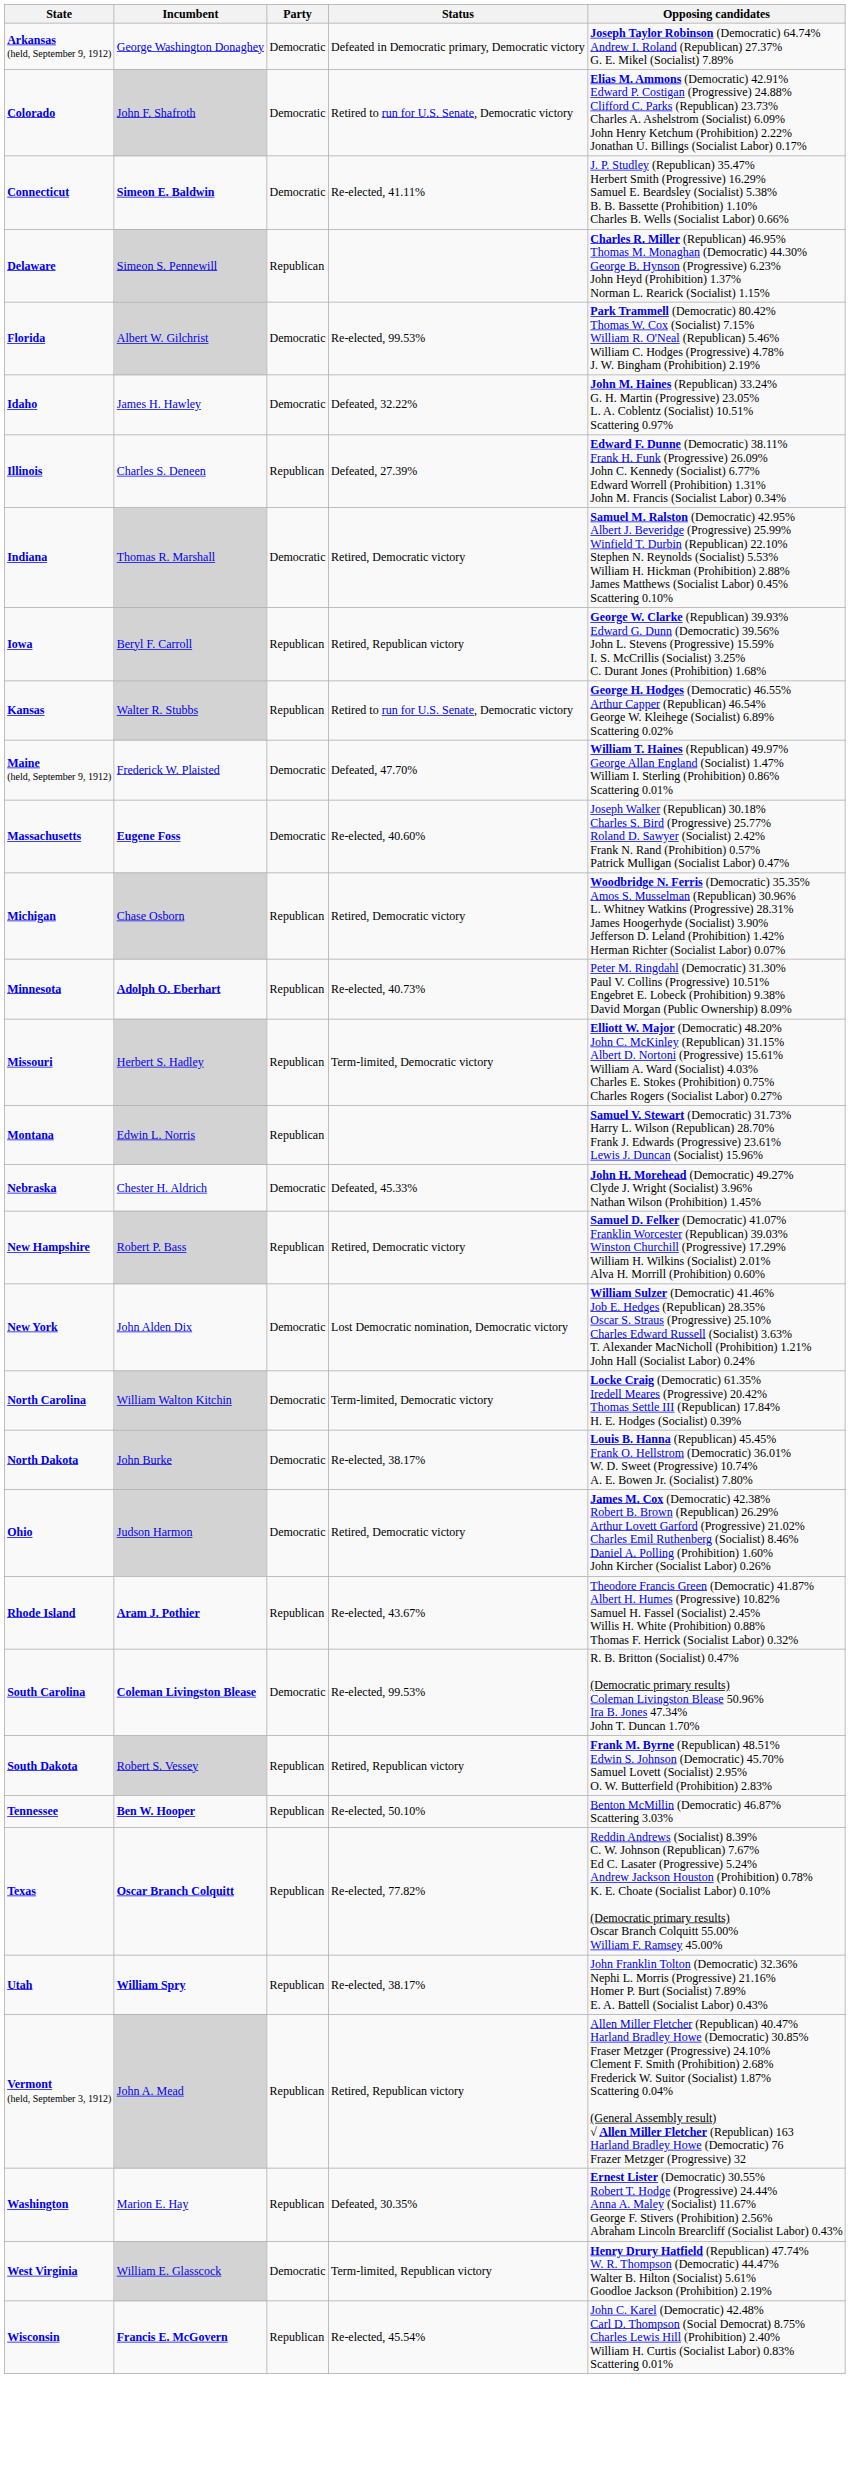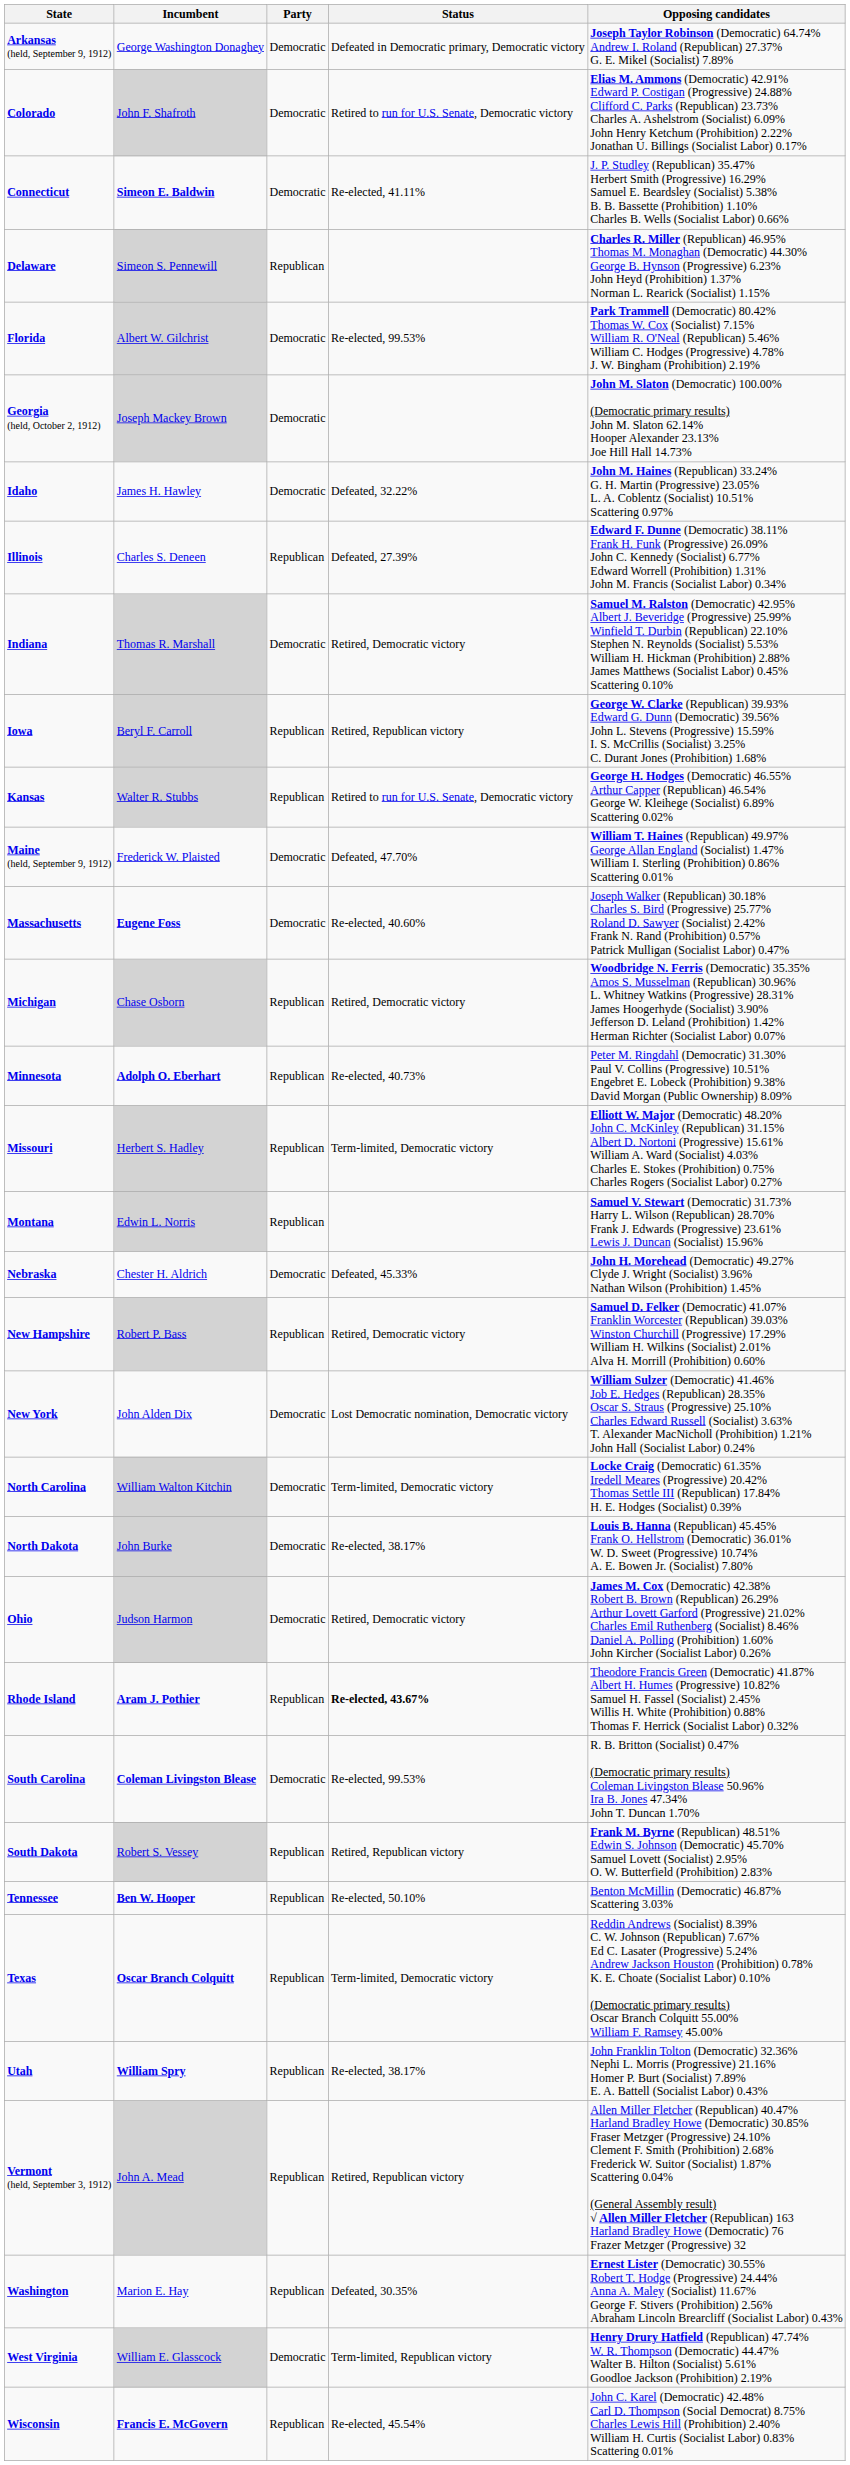+ row: (54, 418)
(378, 1612) normal -> (380, 1699) bold
(378, 1891) Re-elected, 77.82% -> (412, 1977) Term-limited, Democratic victory
